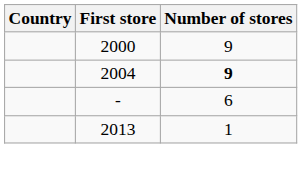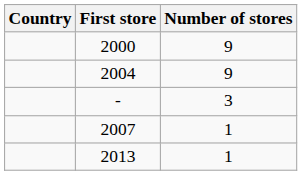(228, 73) bold -> (228, 73) normal
(228, 101) 6 -> (228, 101) 3
+ row: (118, 128)
